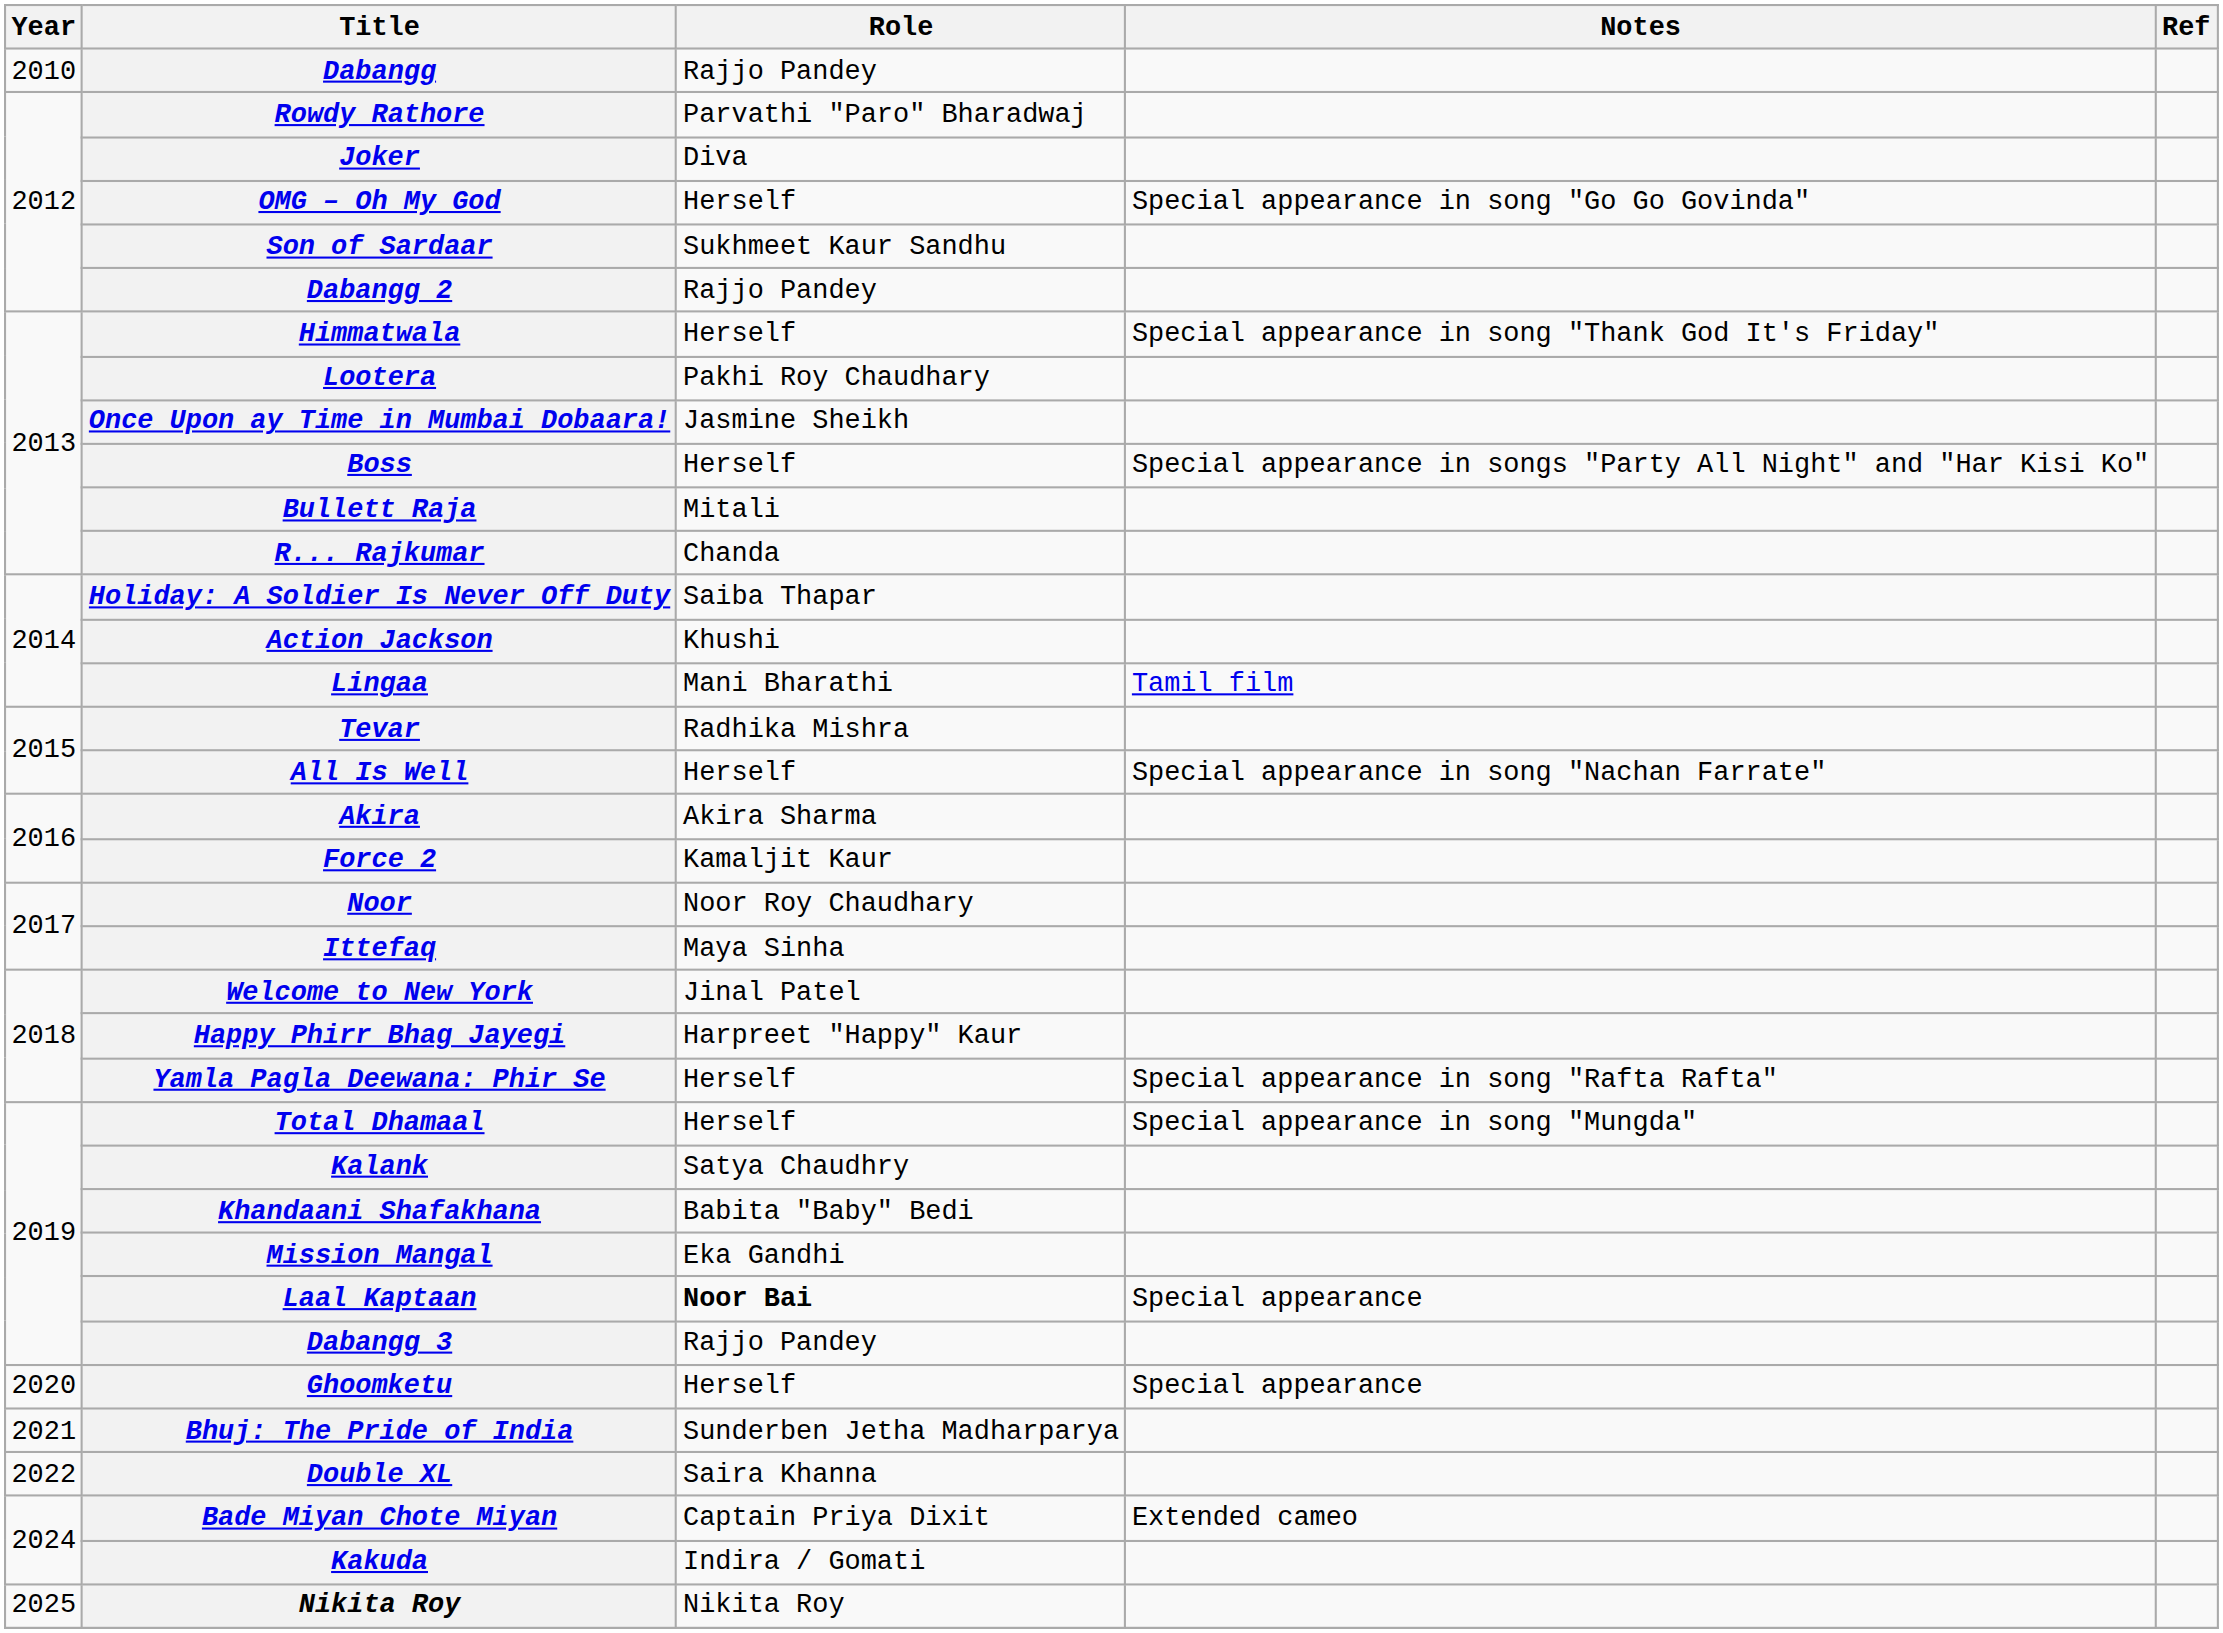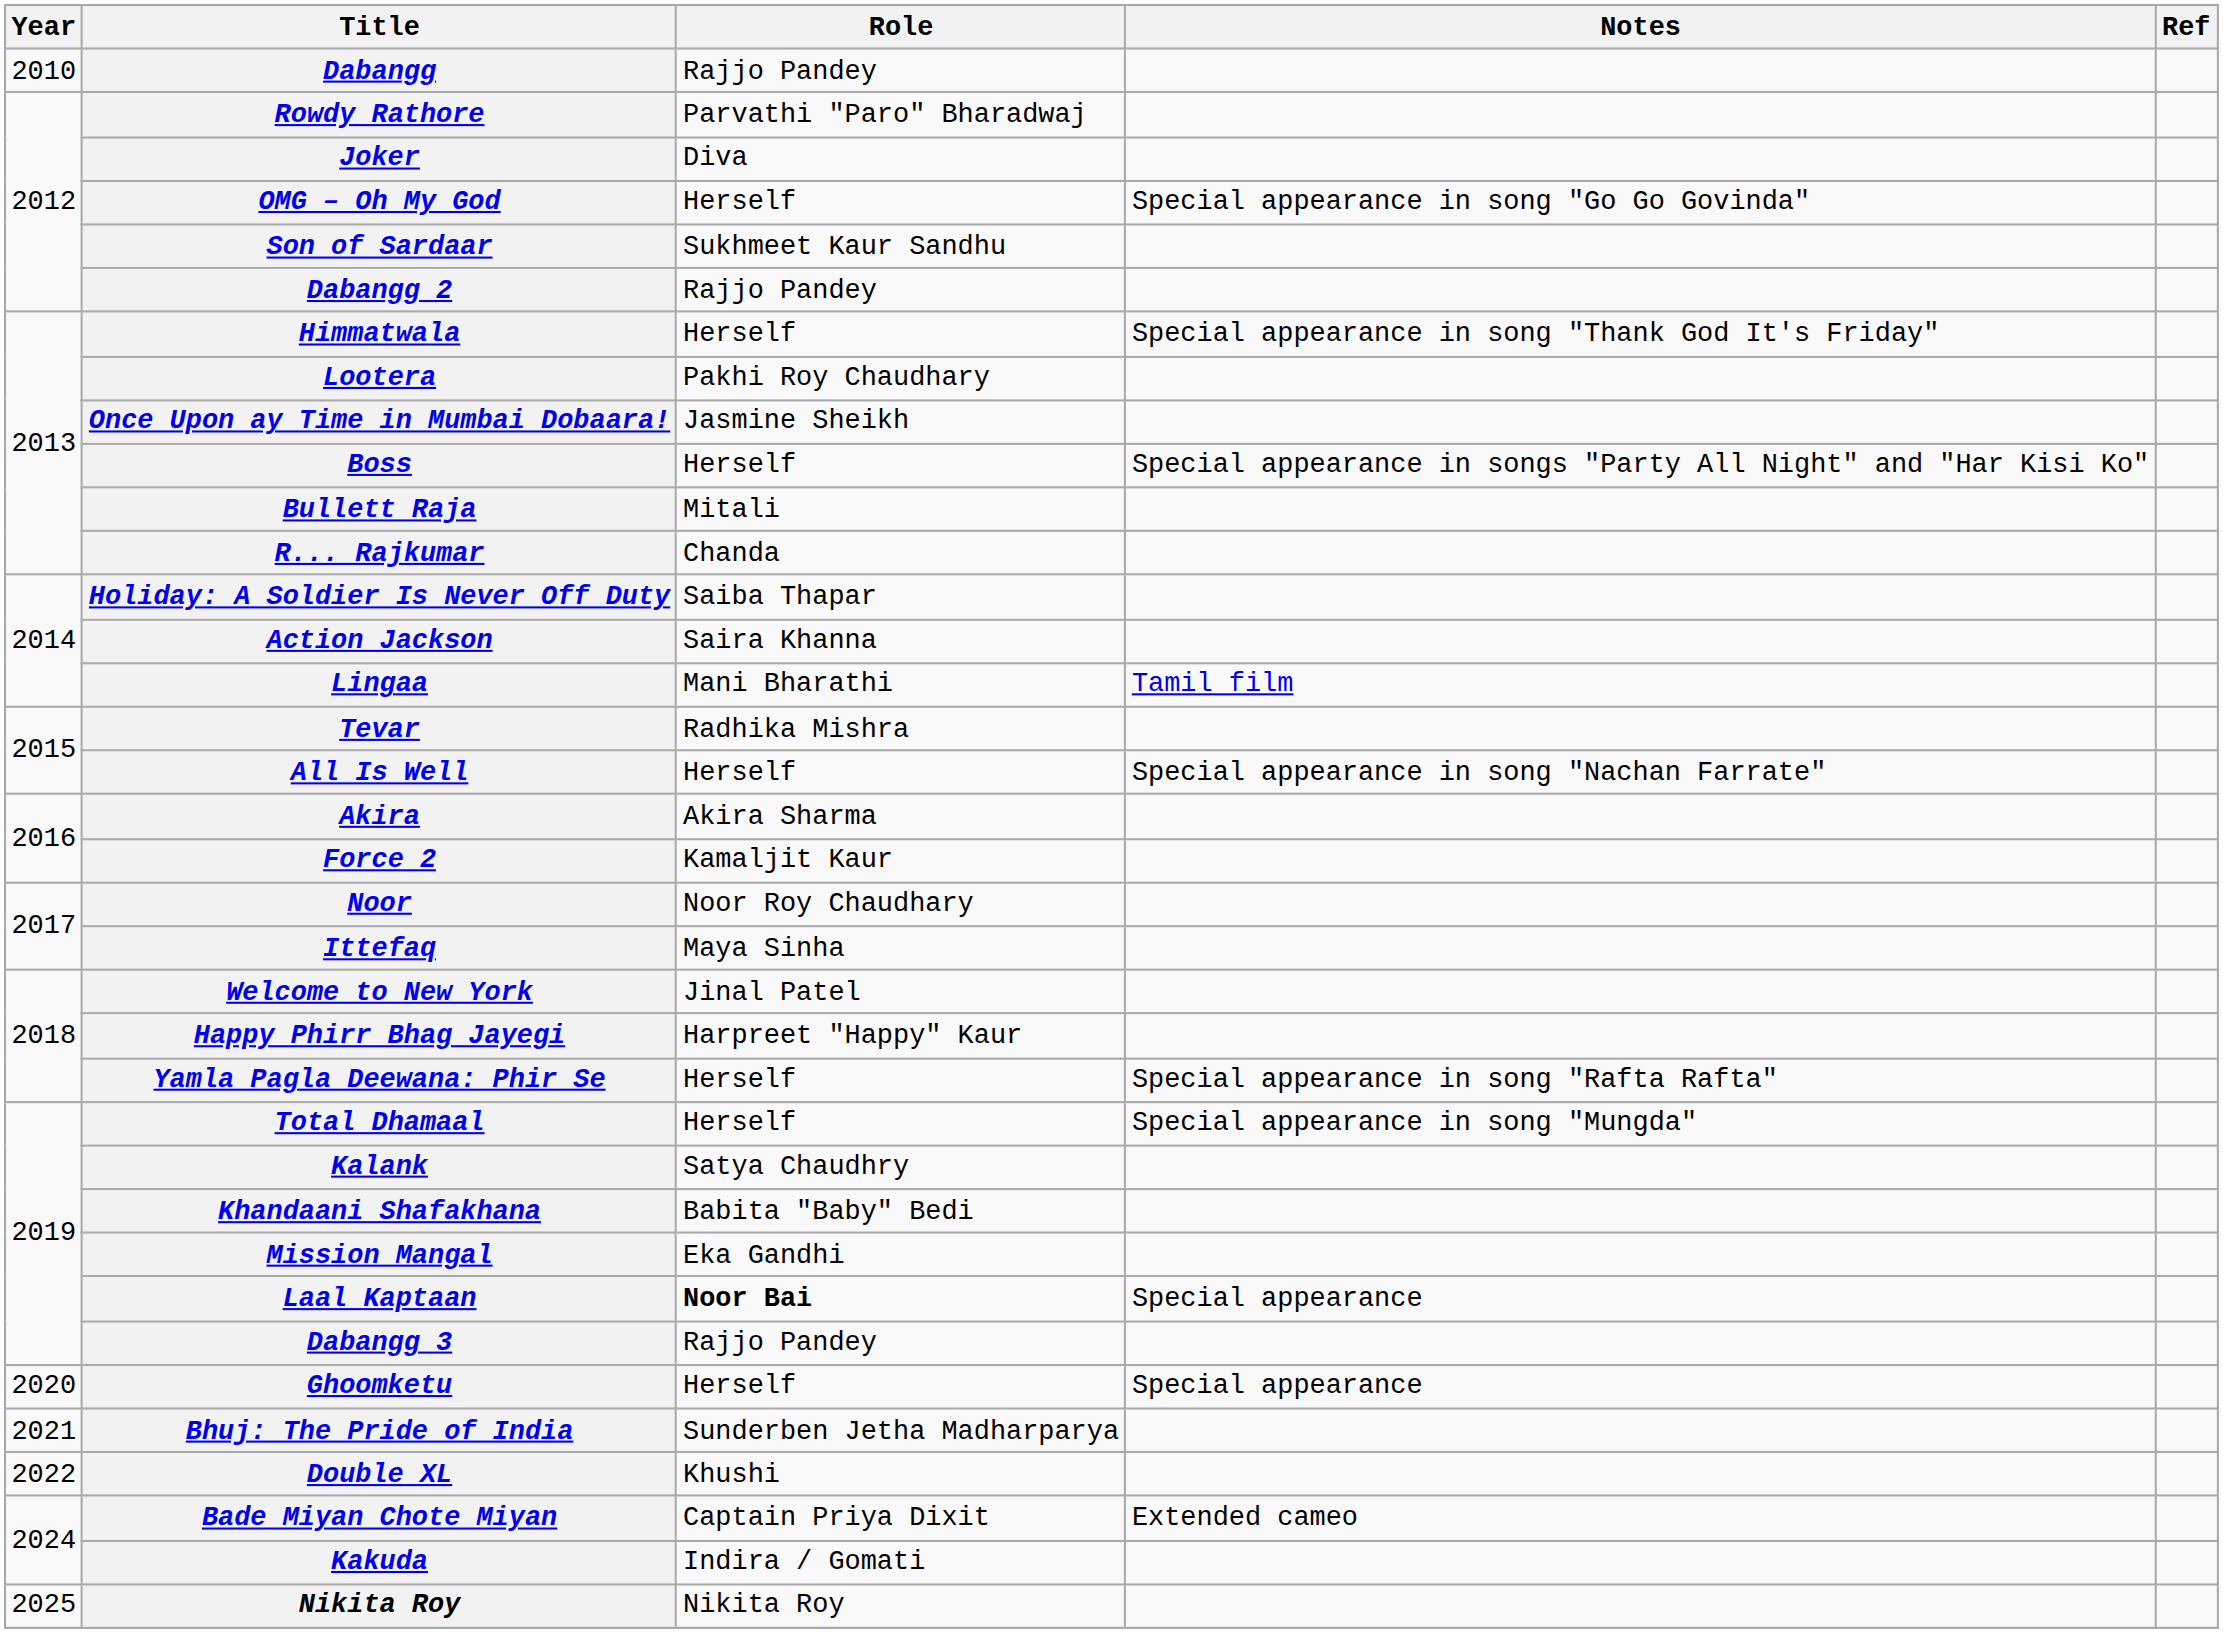(732, 641) Khushi -> (780, 641) Saira Khanna
(780, 1474) Saira Khanna -> (732, 1474) Khushi
